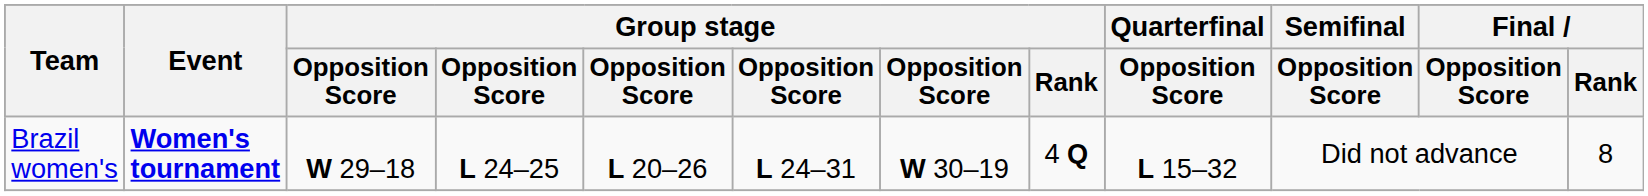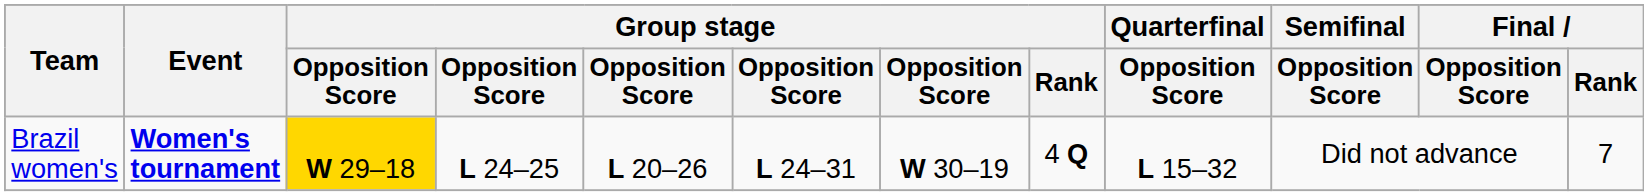(361, 169) no background -> (361, 169) gold background
(1605, 154) 8 -> (1605, 154) 7
